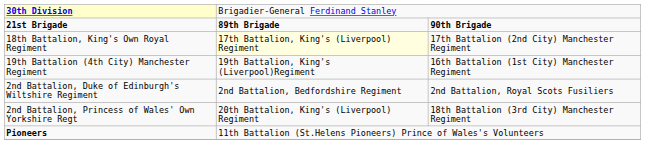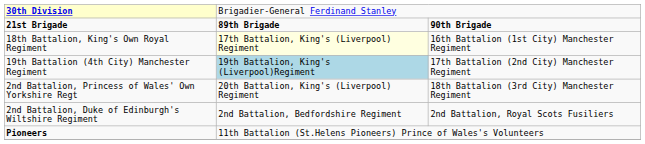(522, 44) 17th Battalion (2nd City) Manchester Regiment -> (522, 44) 16th Battalion (1st City) Manchester Regiment
(274, 67) no background -> (274, 67) lightblue background
(522, 67) 16th Battalion (1st City) Manchester Regiment -> (522, 67) 17th Battalion (2nd City) Manchester Regiment
rows swapped: (100, 114) <-> (93, 91)
